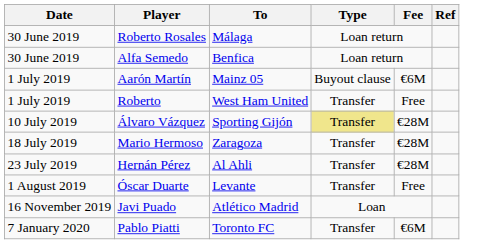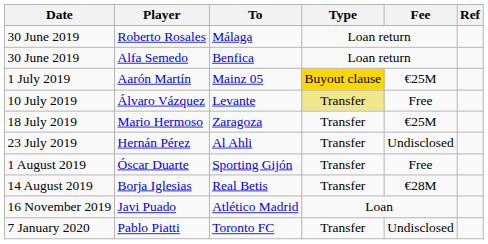(353, 79) no background -> (343, 79) gold background
(413, 79) €6M -> (421, 79) €25M
- row: (139, 100)
(252, 121) Sporting Gijón -> (234, 100) Levante
(413, 121) €28M -> (420, 100) Free
(413, 143) €28M -> (421, 121) €25M
(413, 164) €28M -> (421, 143) Undisclosed
(234, 185) Levante -> (252, 164) Sporting Gijón
+ row: (155, 185)
(413, 228) €6M -> (421, 228) Undisclosed
